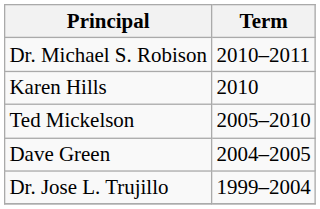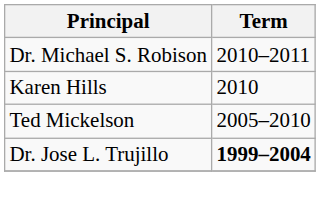- row: (60, 154)
(264, 187) normal -> (264, 154) bold
